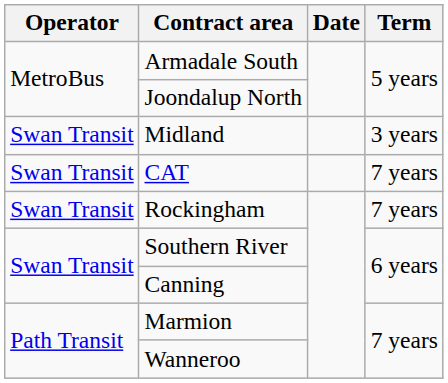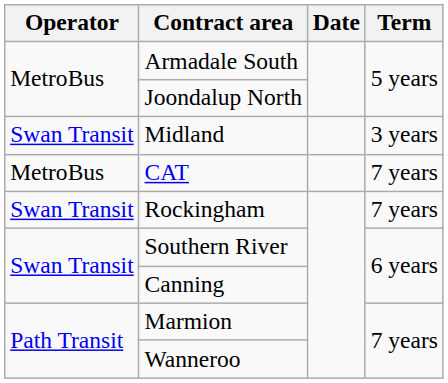(72, 172) Swan Transit -> (57, 172) MetroBus
